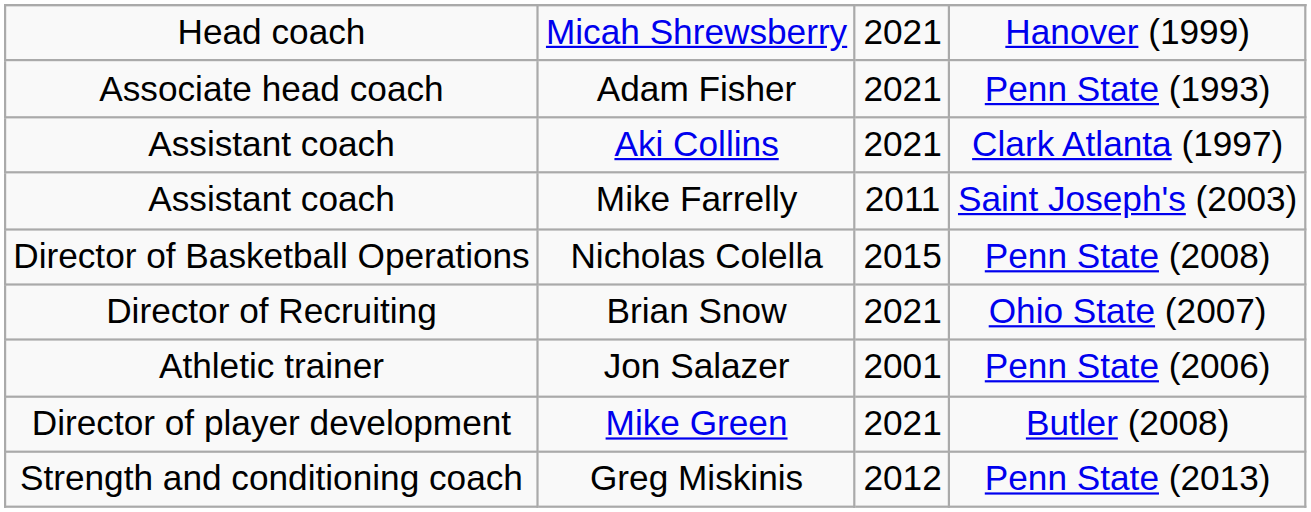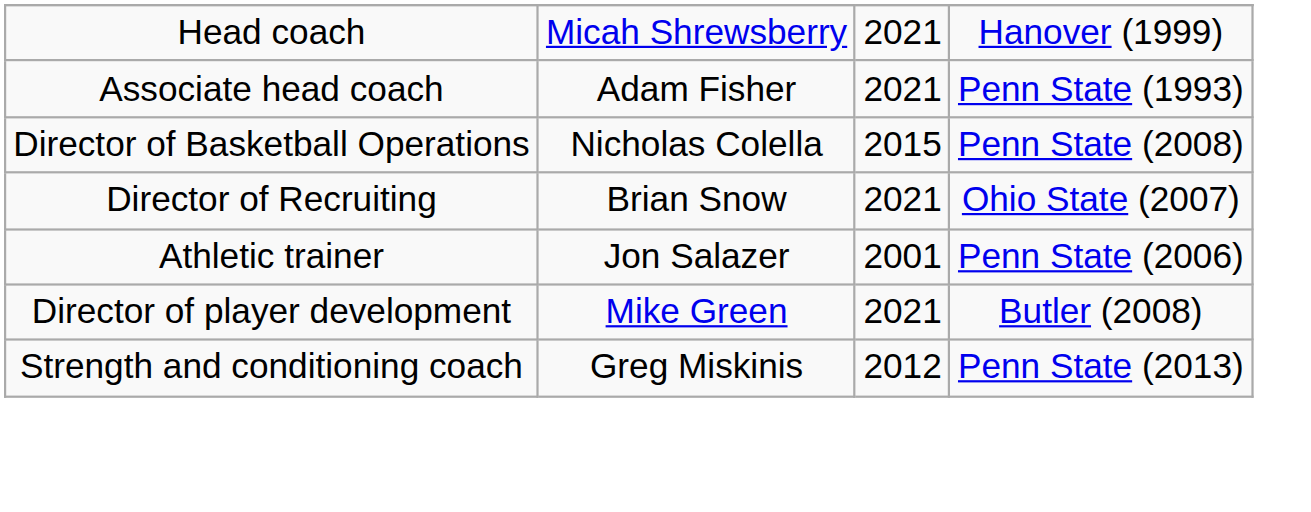- row: (697, 144)
- row: (697, 199)
